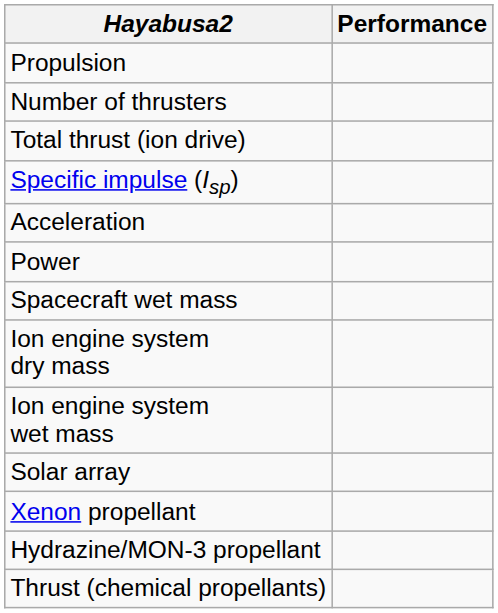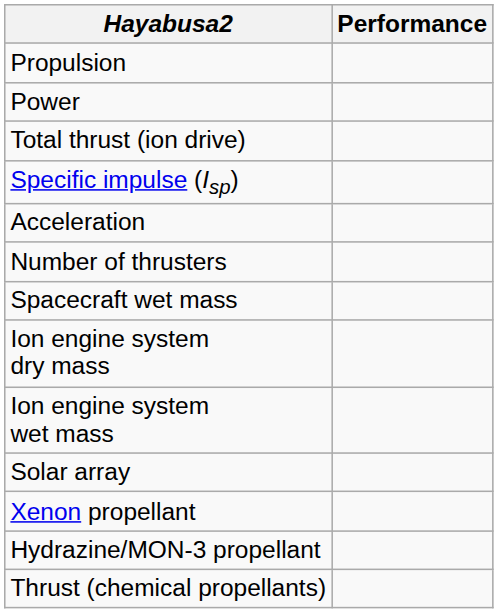rows swapped: (119, 101) <-> (45, 261)
